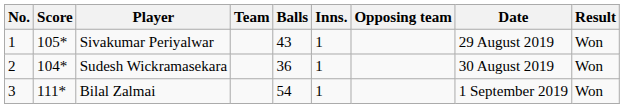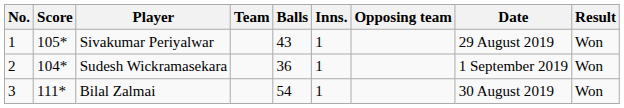(506, 66) 30 August 2019 -> (513, 66) 1 September 2019
(513, 91) 1 September 2019 -> (506, 91) 30 August 2019
